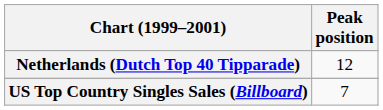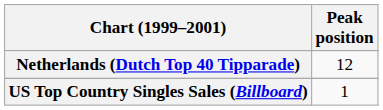(345, 91) 7 -> (345, 91) 1
